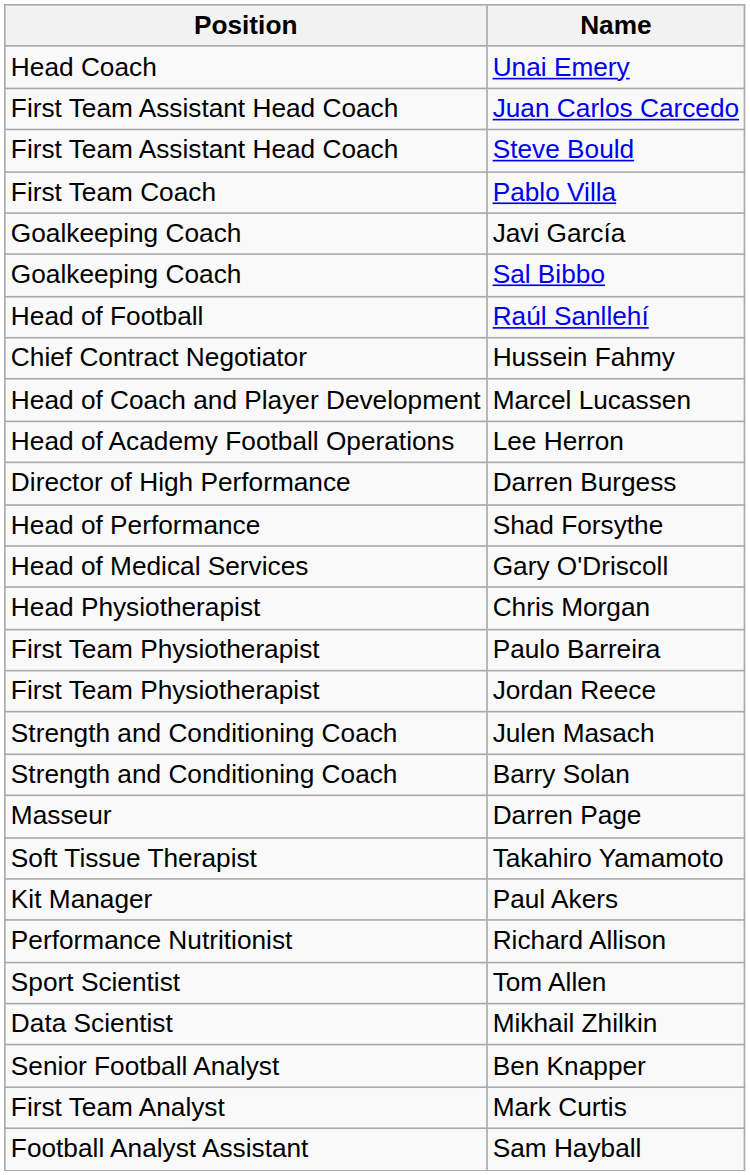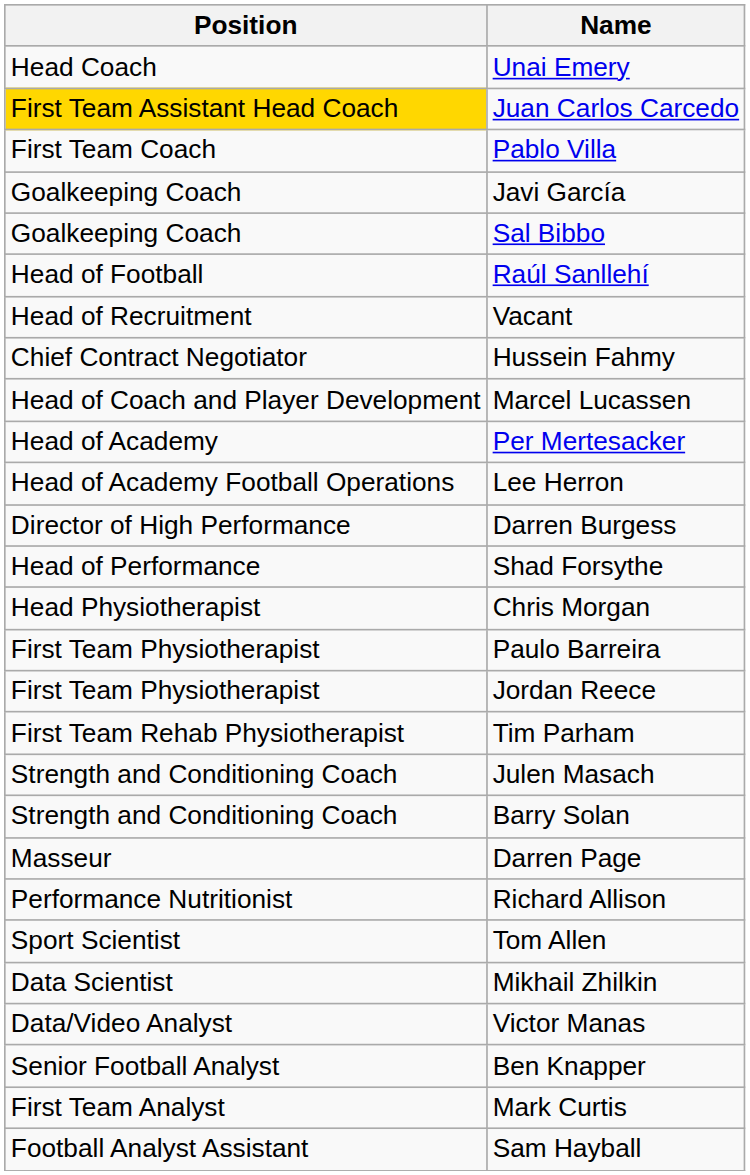(205, 108) no background -> (205, 108) gold background
- row: (563, 150)
+ row: (533, 316)
+ row: (589, 441)
- row: (580, 566)
+ row: (564, 732)
- row: (608, 857)
- row: (555, 899)
+ row: (569, 1024)
